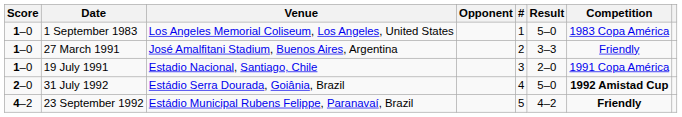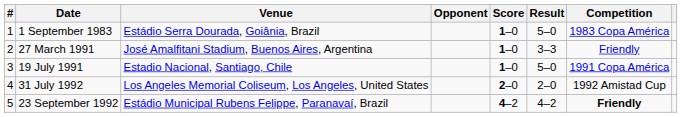columns swapped: (521, 13) <-> (23, 13)
(301, 31) Los Angeles Memorial Coliseum, Los Angeles, United States -> (221, 31) Estádio Serra Dourada, Goiânia, Brazil
(547, 67) 2–0 -> (547, 67) 5–0
(247, 85) Estádio Serra Dourada, Goiânia, Brazil -> (276, 85) Los Angeles Memorial Coliseum, Los Angeles, United States
(547, 85) 5–0 -> (547, 85) 2–0
(619, 85) bold -> (619, 85) normal
